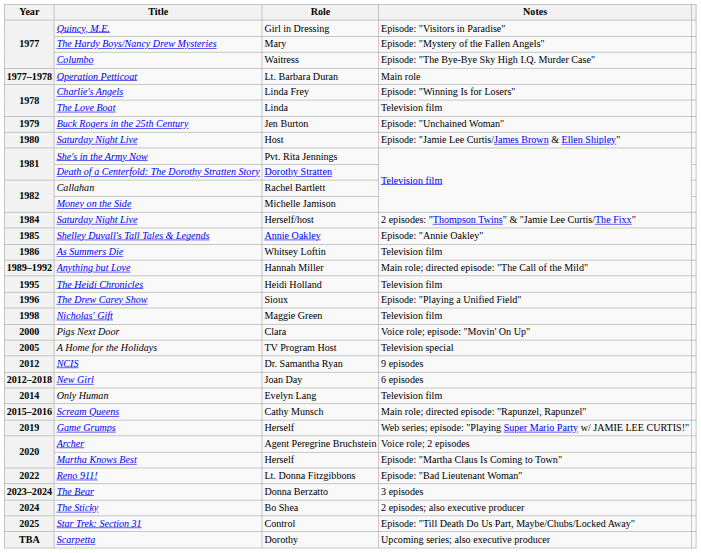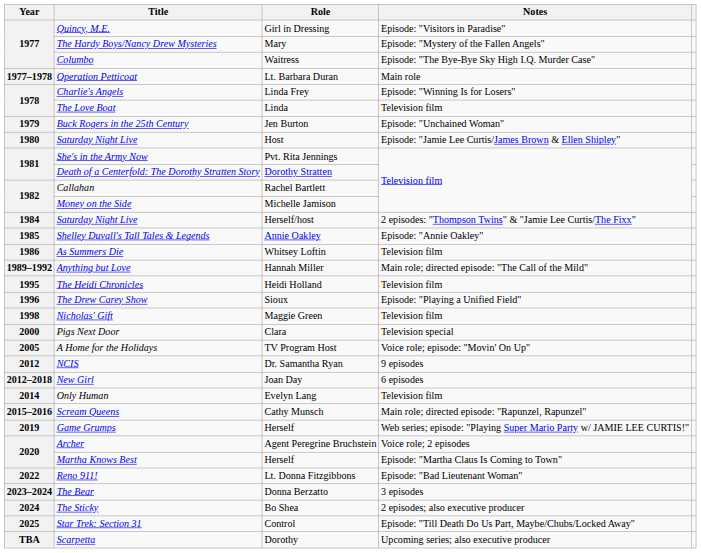(456, 332) Voice role; episode: "Movin' On Up" -> (417, 332) Television special
(417, 348) Television special -> (456, 348) Voice role; episode: "Movin' On Up"
